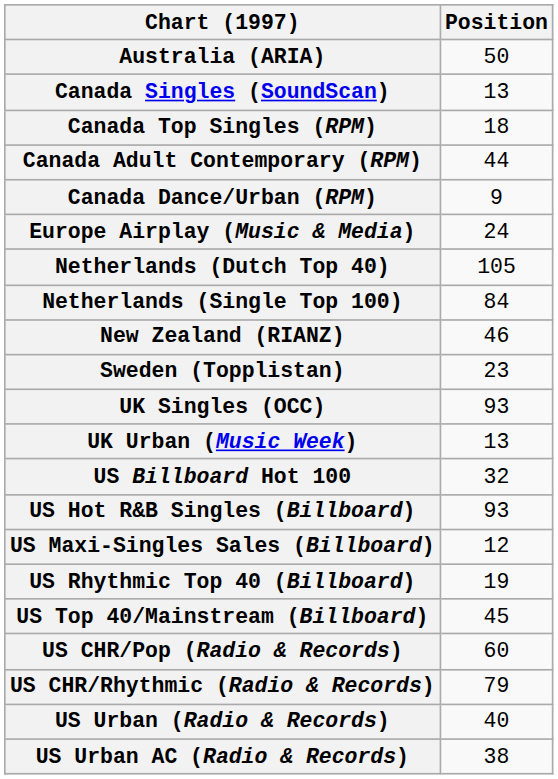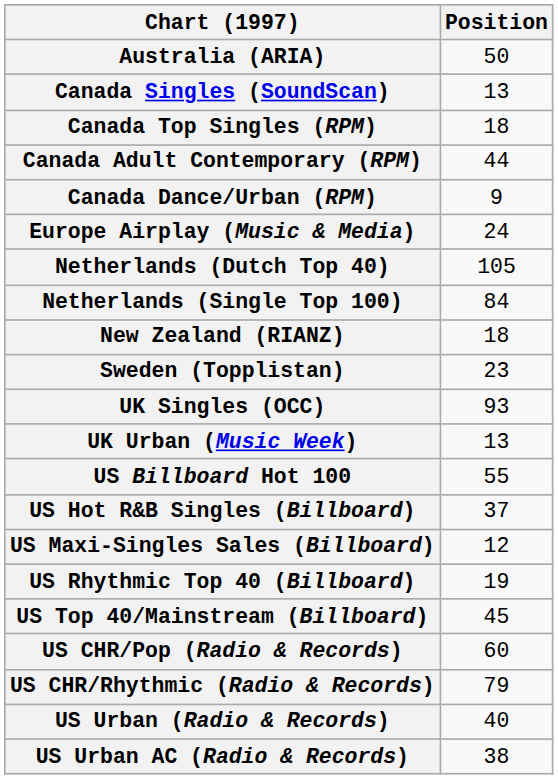(496, 337) 46 -> (496, 337) 18
(496, 477) 32 -> (496, 477) 55
(496, 512) 93 -> (496, 512) 37
